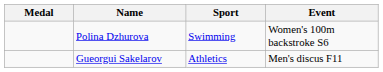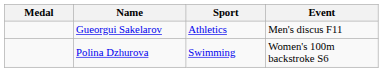rows swapped: (112, 36) <-> (119, 59)
